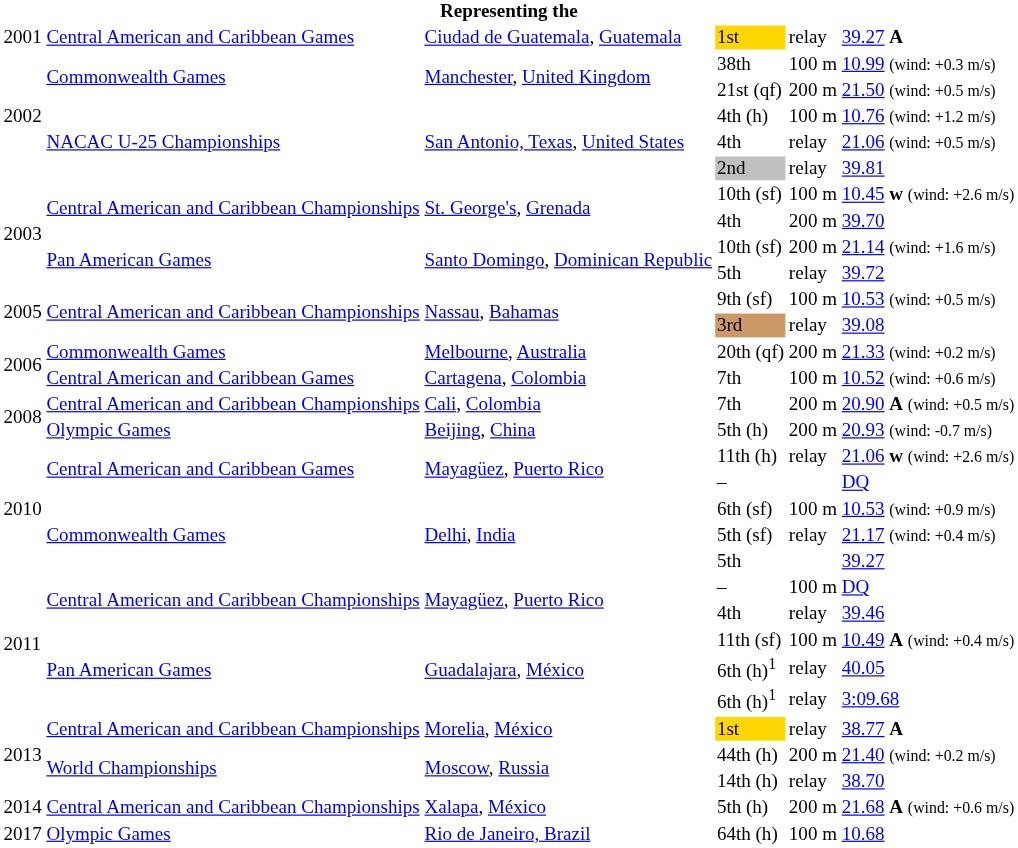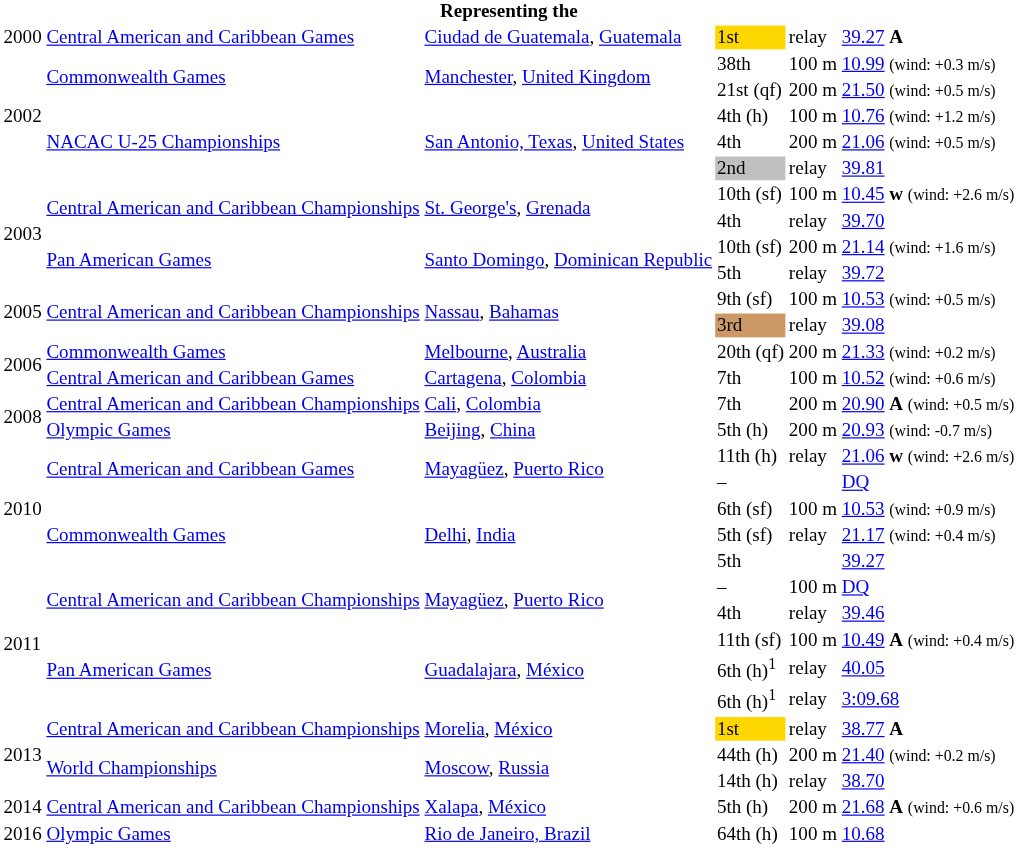(23, 37) 2001 -> (23, 37) 2000
(808, 142) relay -> (813, 142) 200 m
(813, 220) 200 m -> (808, 220) relay
(23, 833) 2017 -> (23, 833) 2016
